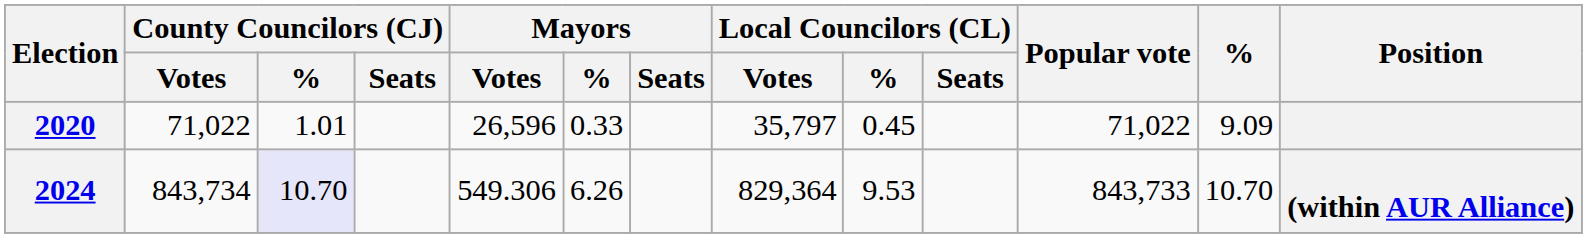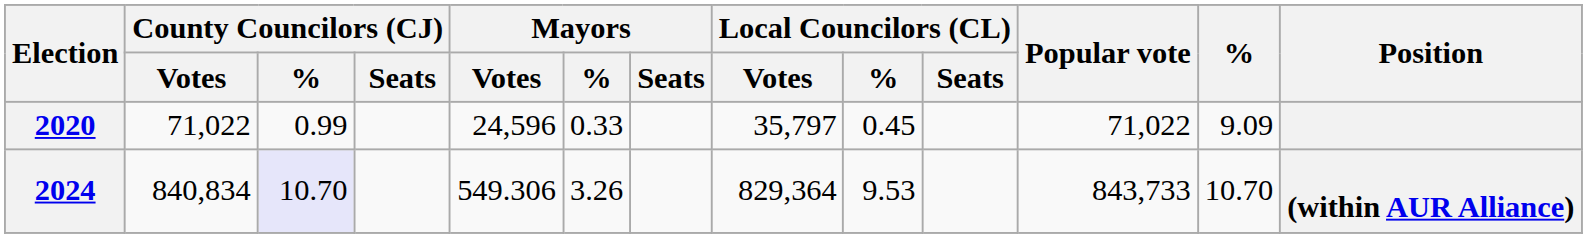(321, 125) 1.01 -> (321, 125) 0.99
(514, 125) 26,596 -> (514, 125) 24,596
(201, 190) 843,734 -> (201, 190) 840,834
(597, 190) 6.26 -> (597, 190) 3.26
